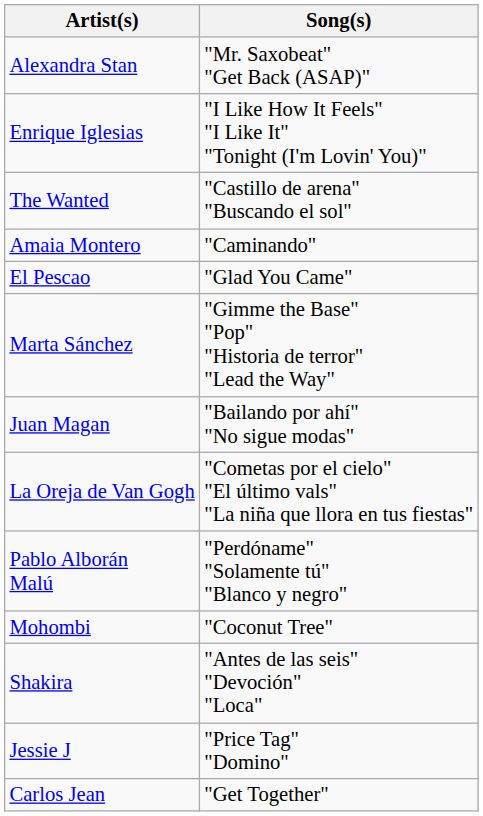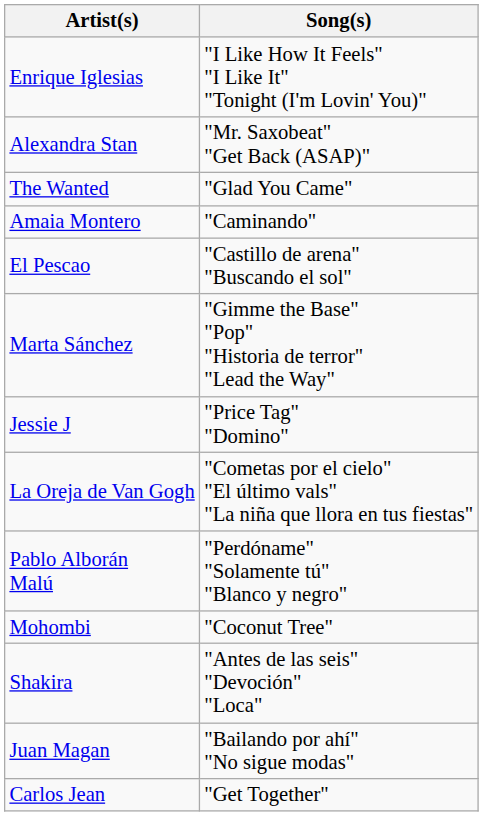rows swapped: (76, 132) <-> (73, 65)
(282, 200) "Castillo de arena" "Buscando el sol" -> (278, 188) "Glad You Came"
(278, 277) "Glad You Came" -> (282, 265) "Castillo de arena" "Buscando el sol"
rows swapped: (60, 424) <-> (40, 750)
